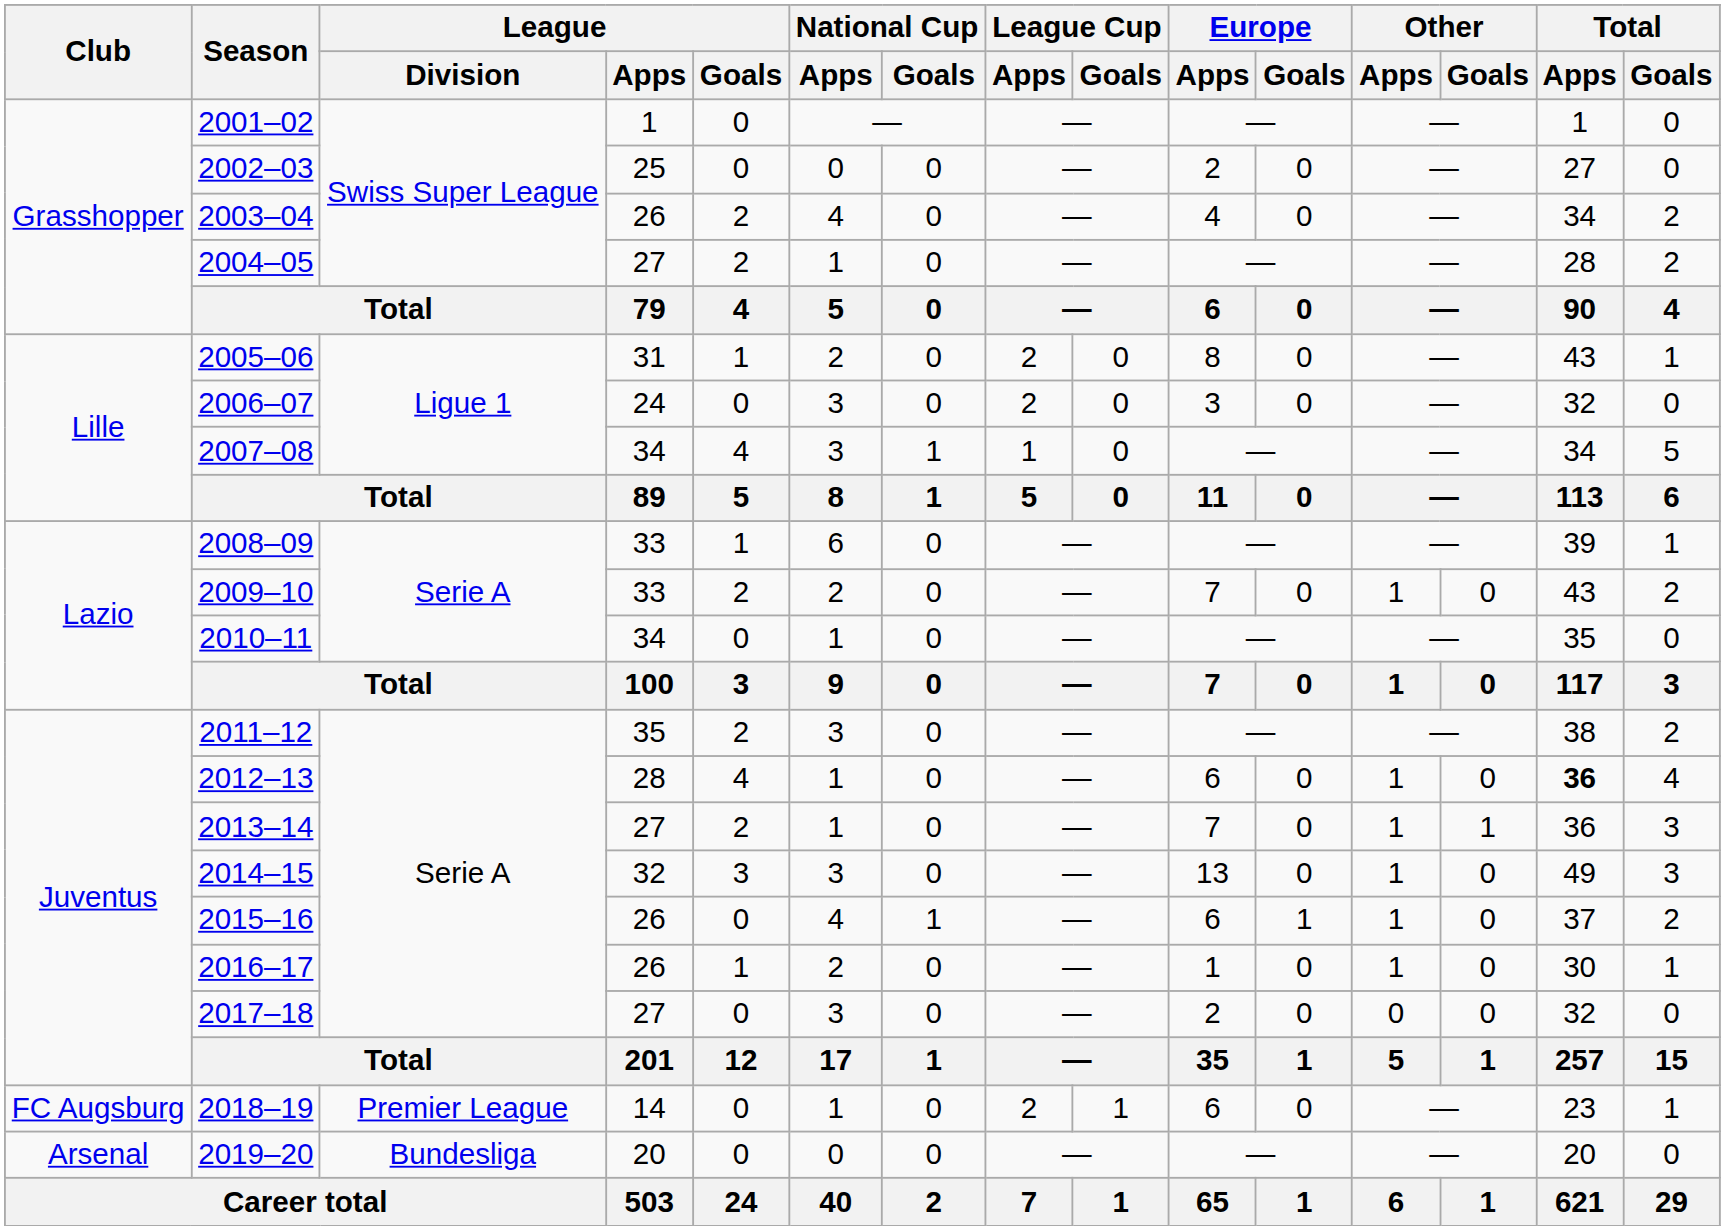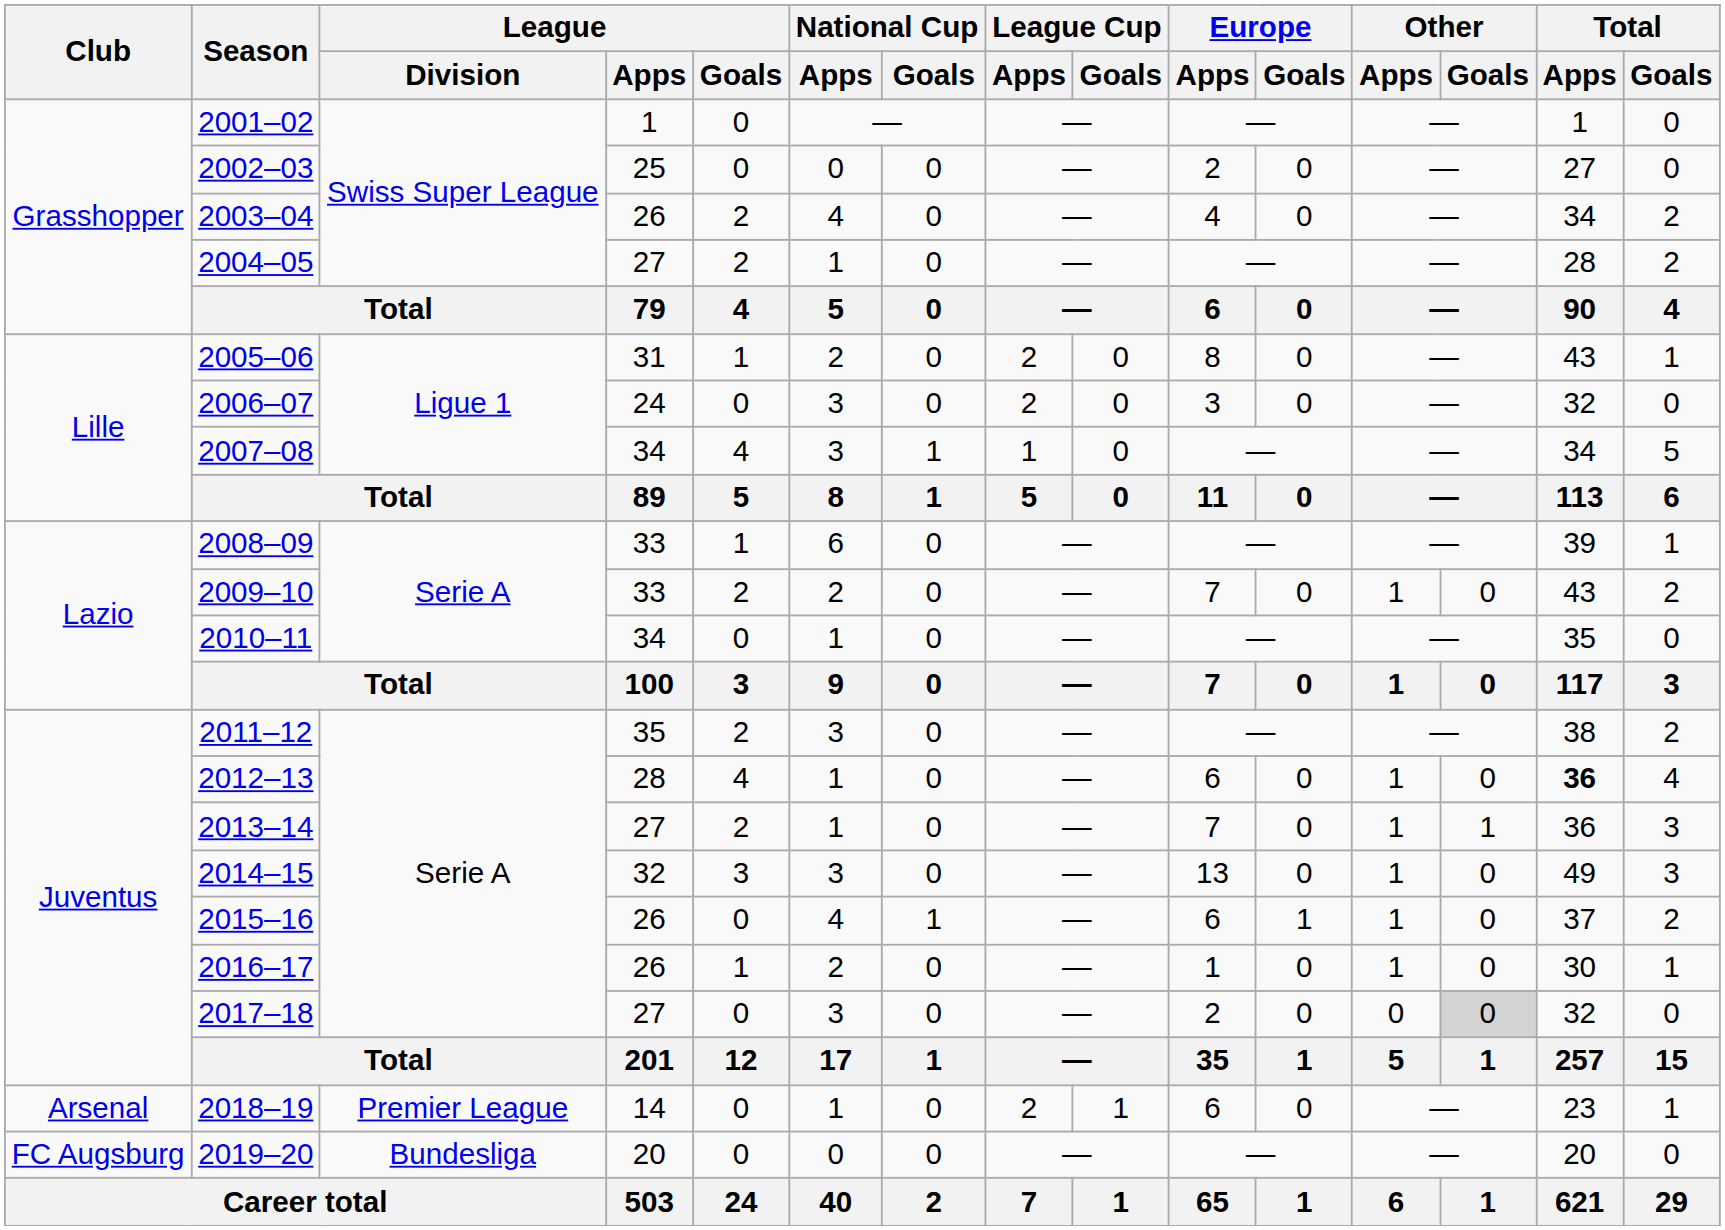(1488, 1013) no background -> (1488, 1013) lightgrey background
(98, 1107) FC Augsburg -> (98, 1107) Arsenal
(98, 1154) Arsenal -> (98, 1154) FC Augsburg
